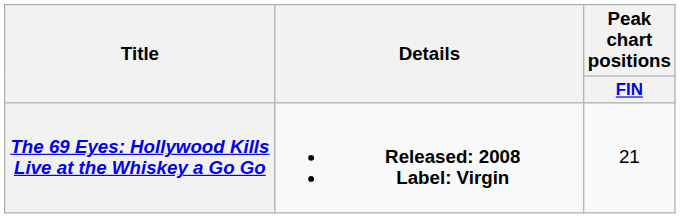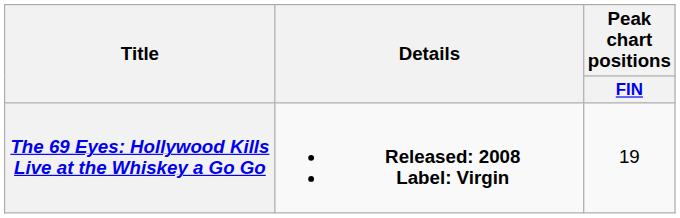(629, 157) 21 -> (629, 157) 19
